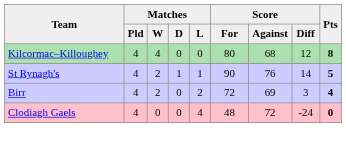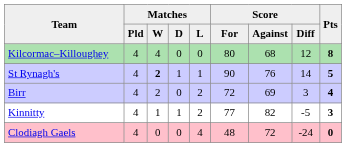(158, 73) normal -> (158, 73) bold
+ row: (26, 112)
